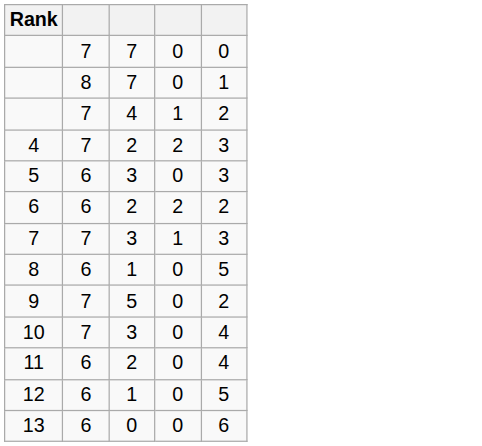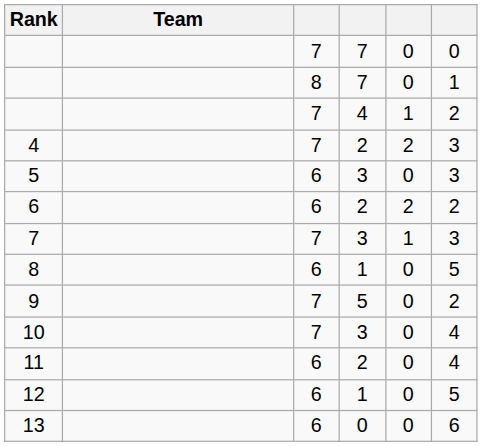+ column: (178, 20)
